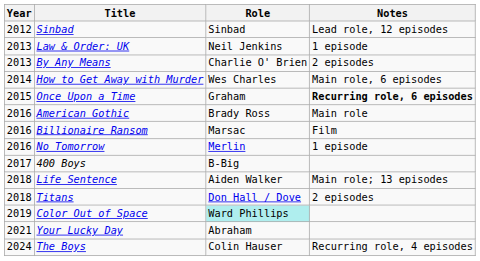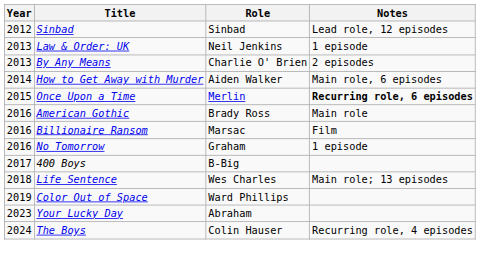(242, 80) Wes Charles -> (245, 80) Aiden Walker
(227, 96) Graham -> (227, 96) Merlin
(227, 147) Merlin -> (227, 147) Graham
(245, 180) Aiden Walker -> (242, 180) Wes Charles
- row: (55, 197)
(248, 214) paleturquoise background -> (248, 197) no background
(19, 230) 2021 -> (19, 214) 2023
